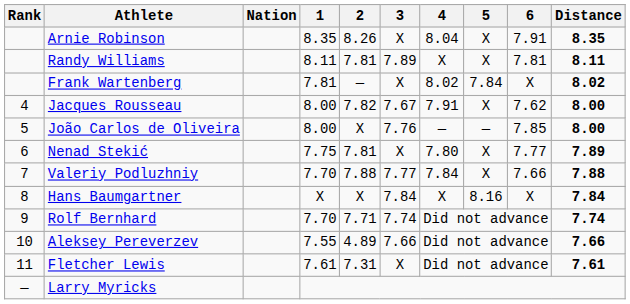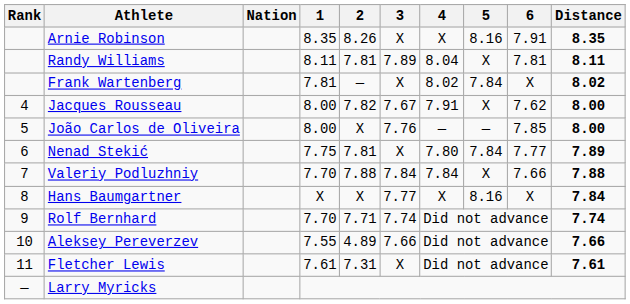(442, 39) 8.04 -> (442, 39) X
(486, 39) X -> (486, 39) 8.16
(442, 61) X -> (442, 61) 8.04
(486, 152) X -> (486, 152) 7.84
(400, 175) 7.77 -> (400, 175) 7.84
(400, 197) 7.84 -> (400, 197) 7.77
